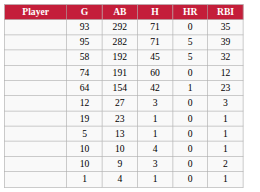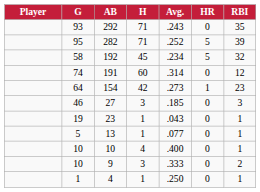+ column: (175, 12)
(85, 103) 12 -> (78, 103) 46
